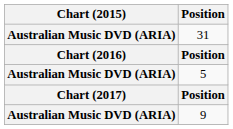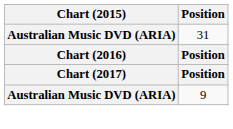- row: (203, 74)
